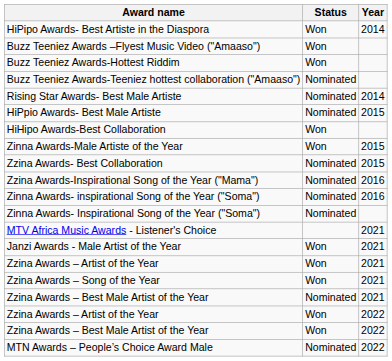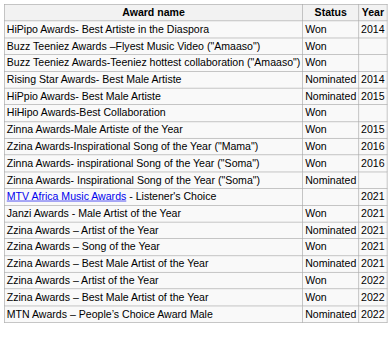- row: (93, 63)
(331, 79) Nominated -> (316, 63) Won
- row: (85, 163)
(331, 180) Nominated -> (316, 146) Won
(331, 197) Nominated -> (316, 163) Won
(316, 264) Won -> (331, 230) Nominated
